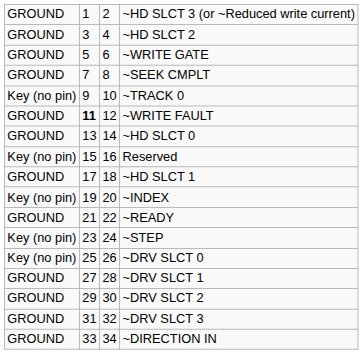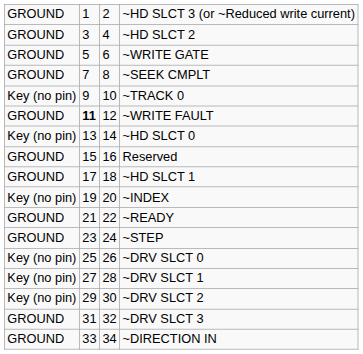(36, 136) GROUND -> (42, 136) Key (no pin)
(42, 156) Key (no pin) -> (36, 156) GROUND
(42, 237) Key (no pin) -> (36, 237) GROUND
(36, 278) GROUND -> (42, 278) Key (no pin)
(36, 298) GROUND -> (42, 298) Key (no pin)
